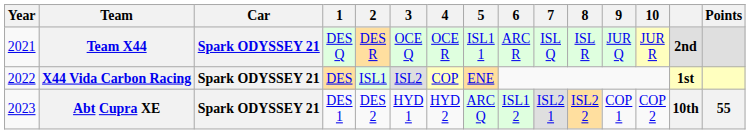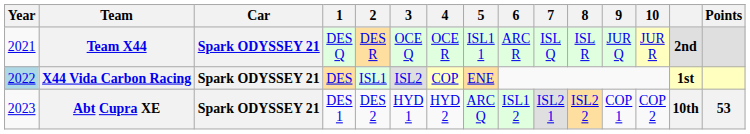(22, 77) no background -> (22, 77) lightblue background
(724, 108) 55 -> (724, 108) 53
